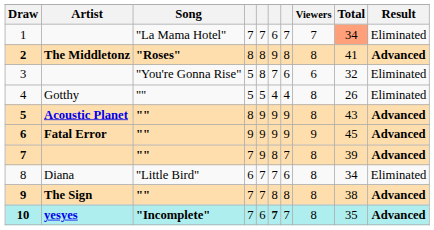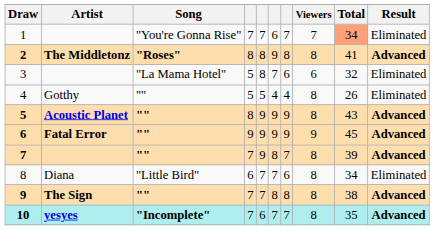(181, 34) "La Mama Hotel" -> (189, 34) "You're Gonna Rise"
(189, 74) "You're Gonna Rise" -> (181, 74) "La Mama Hotel"
(275, 214) bold -> (275, 214) normal
